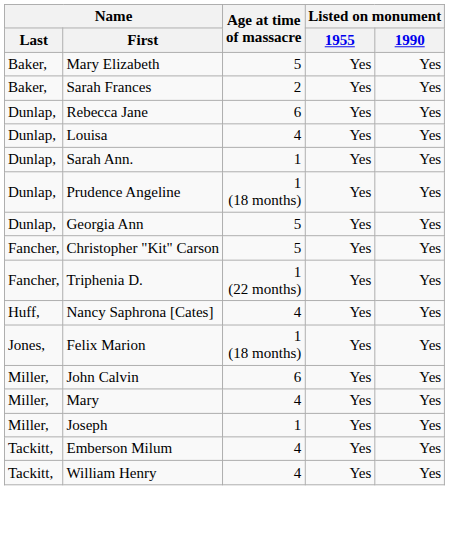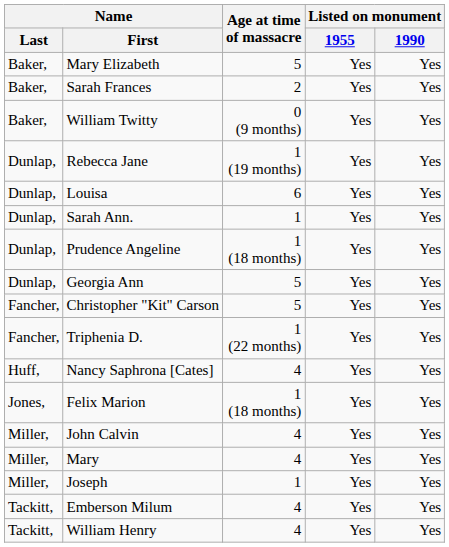+ row: (112, 120)
(298, 111) 6 -> (265, 161) 1 (19 months)
(298, 135) 4 -> (298, 193) 6
(298, 377) 6 -> (298, 434) 4
